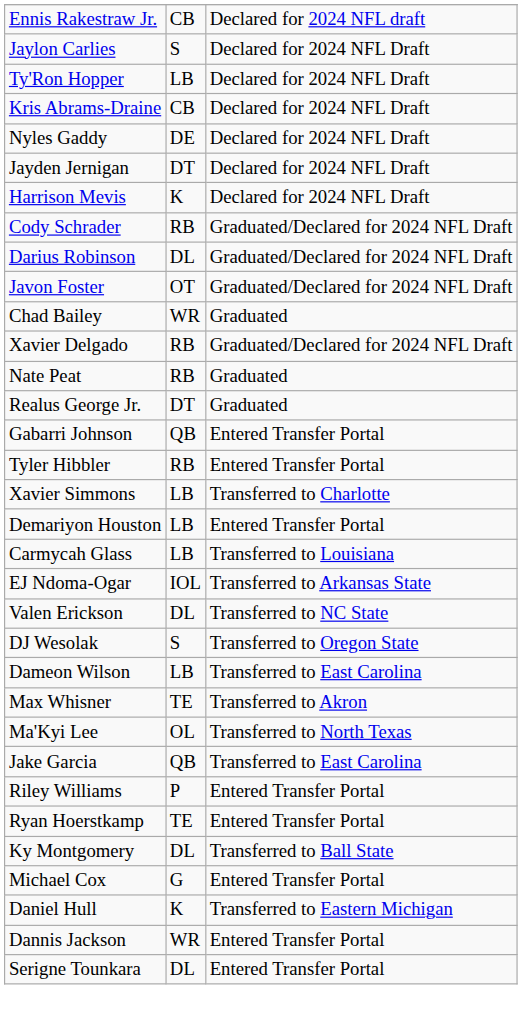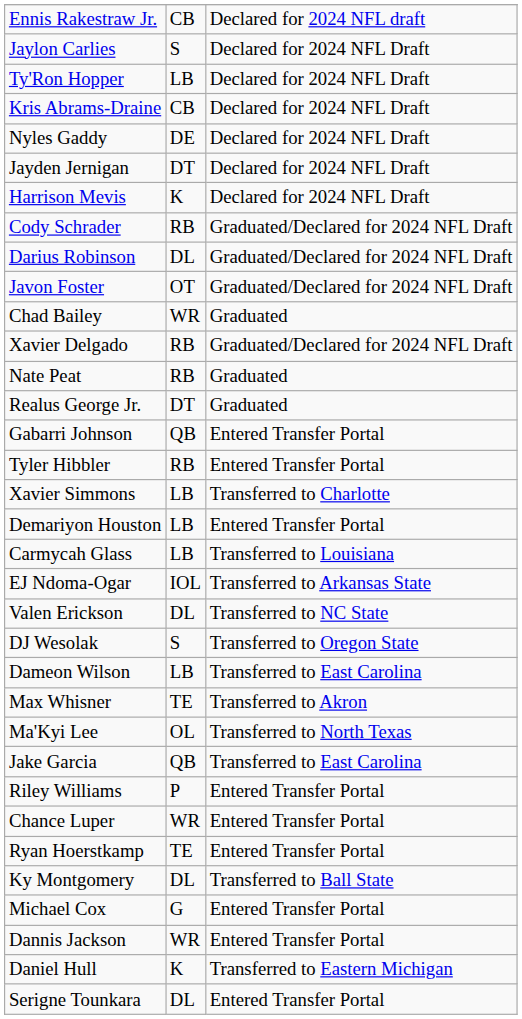+ row: (62, 820)
rows swapped: (53, 910) <-> (67, 939)
